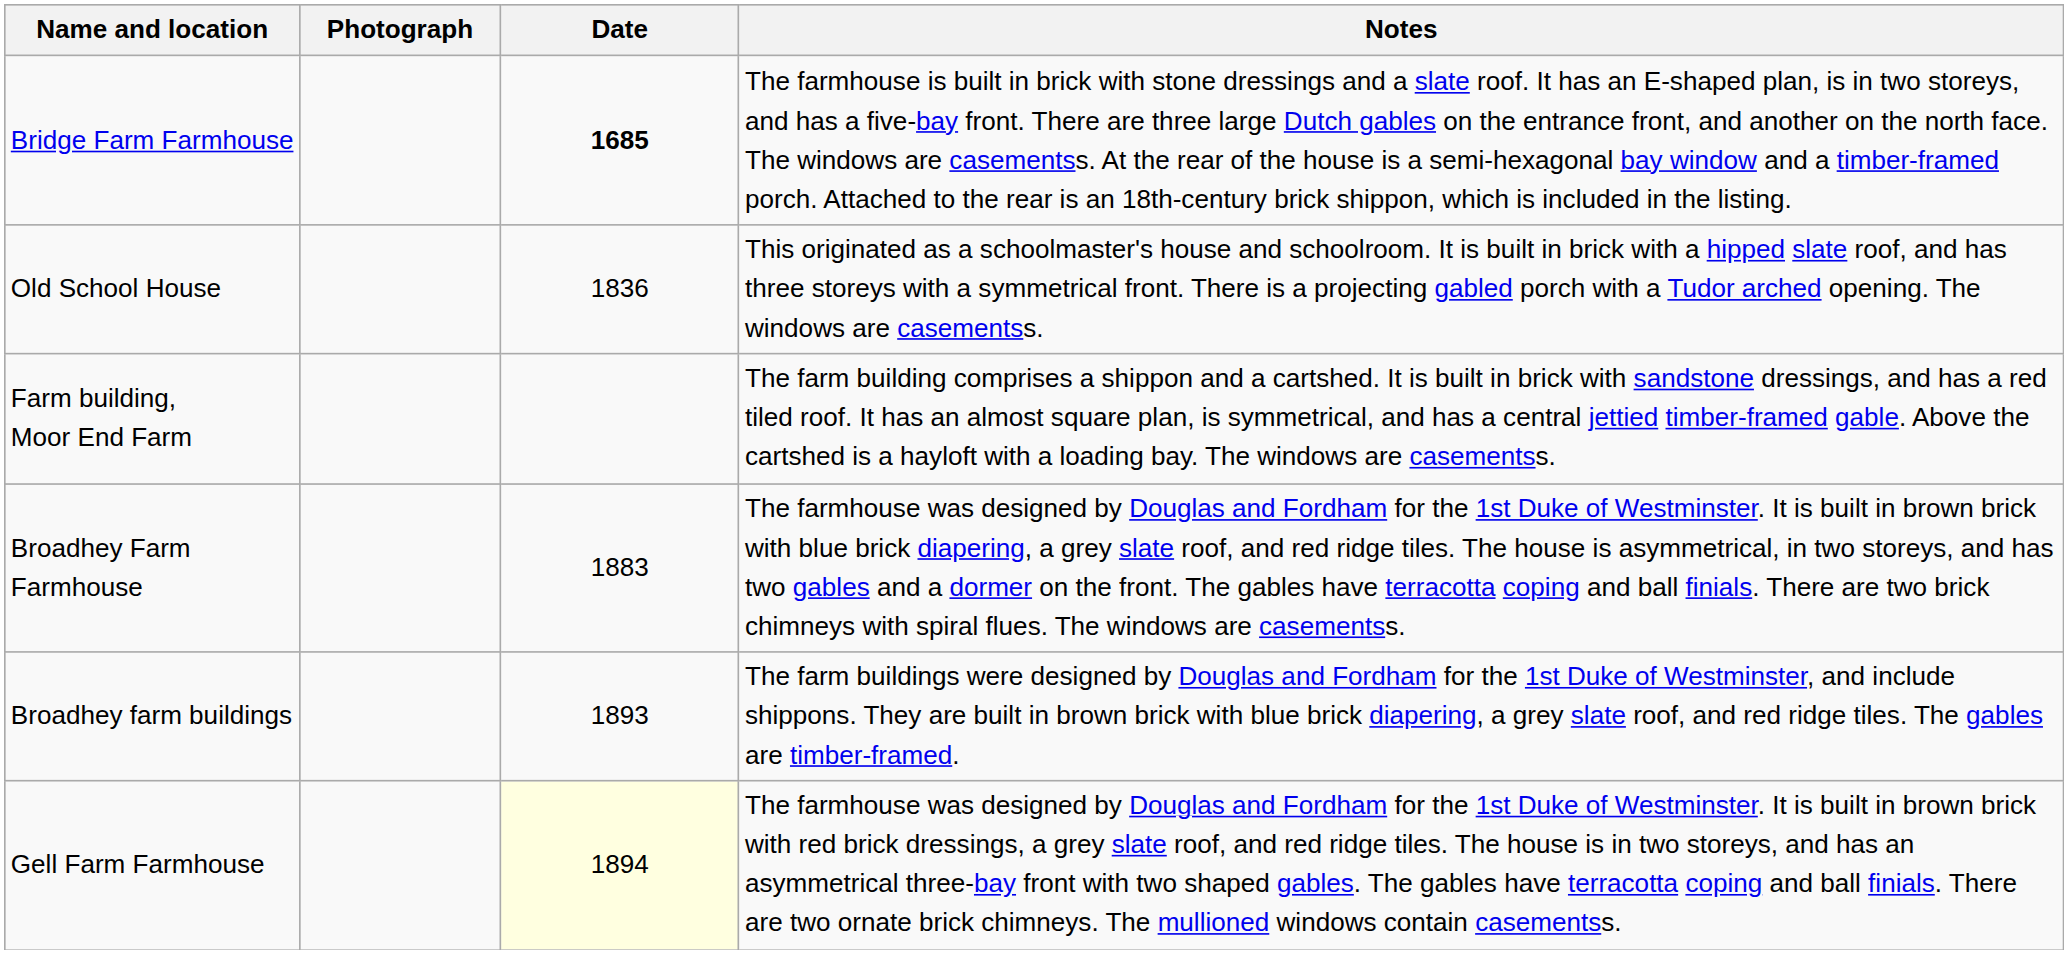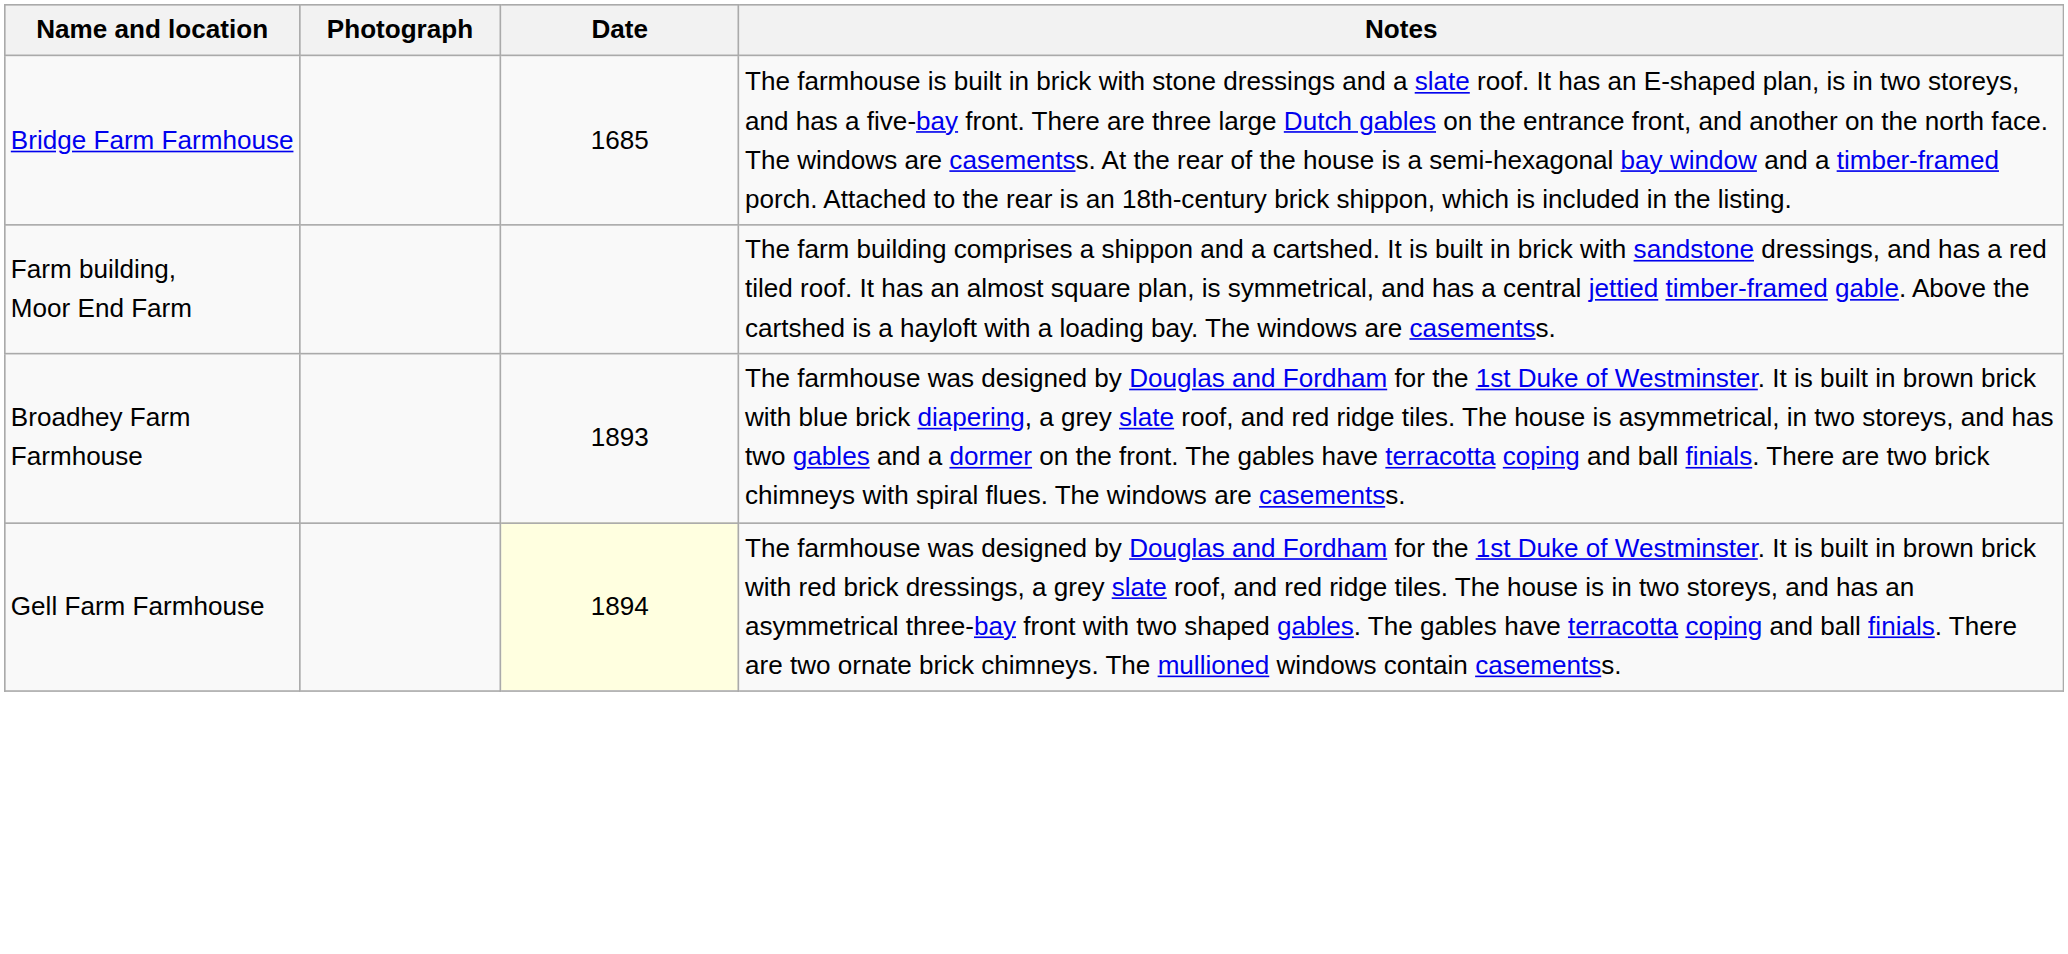(620, 139) bold -> (620, 139) normal
- row: (116, 288)
(620, 567) 1883 -> (620, 437) 1893
- row: (151, 716)
